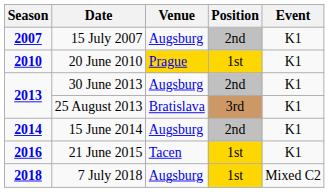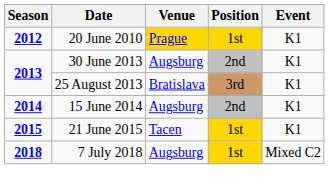- row: (107, 38)
(28, 61) 2010 -> (28, 38) 2012
(28, 152) 2016 -> (28, 130) 2015
